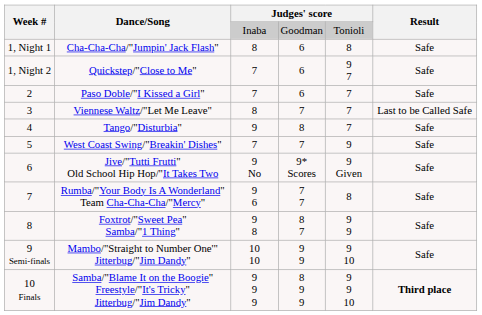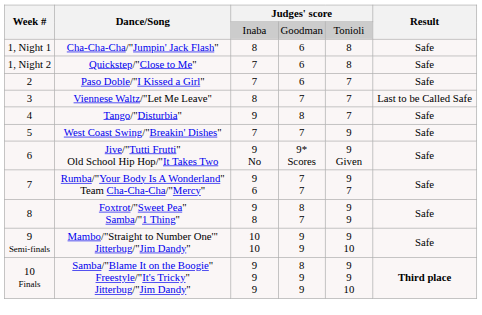(349, 70) 9 7 -> (349, 64) 8
(349, 196) 8 -> (349, 184) 9 7
